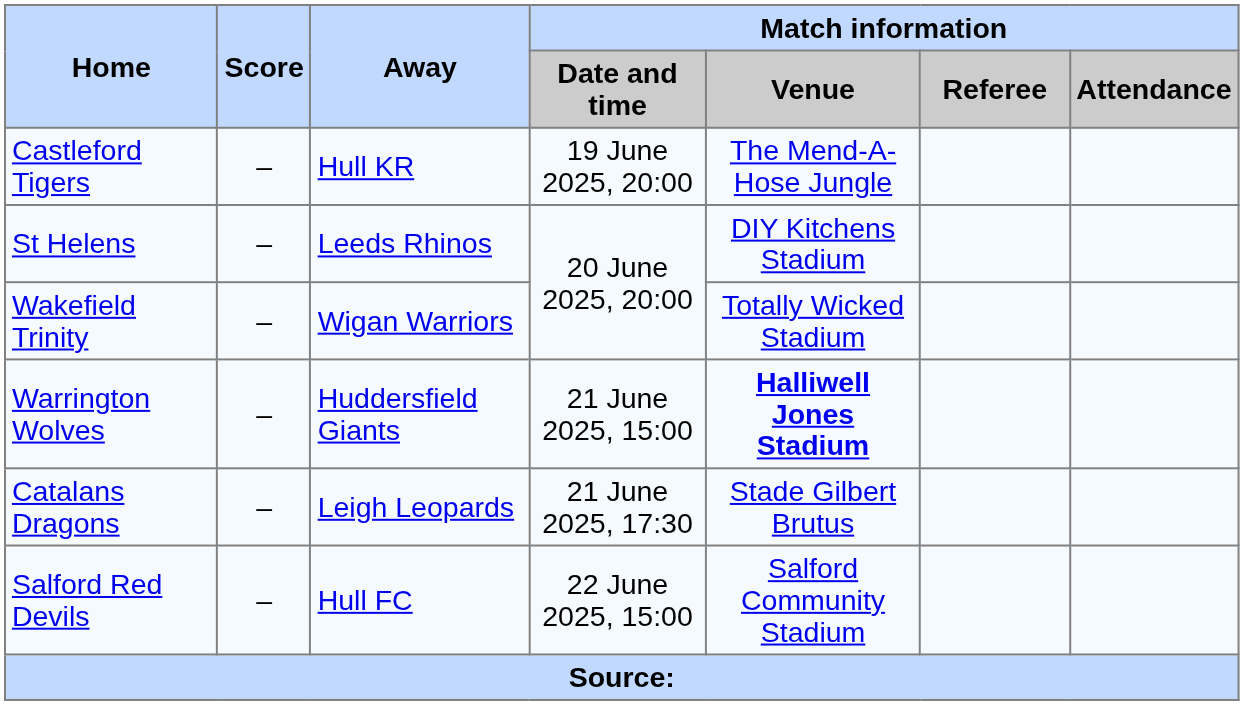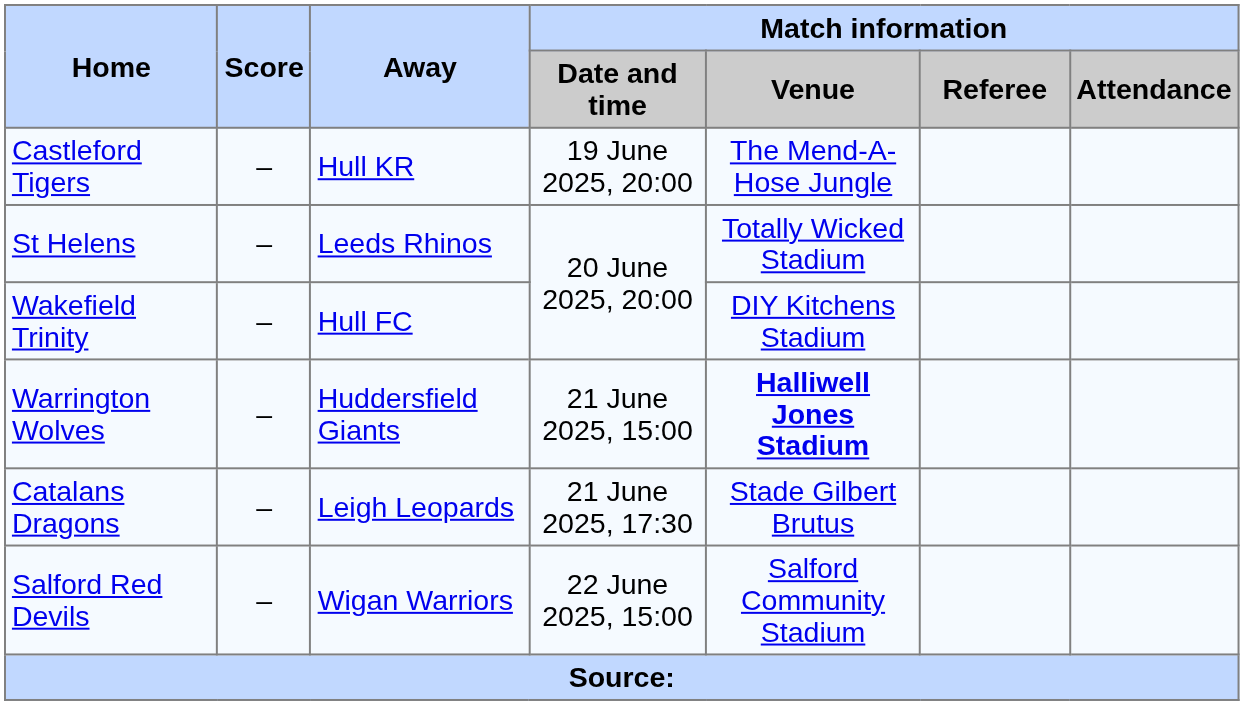(813, 244) DIY Kitchens Stadium -> (813, 244) Totally Wicked Stadium
(415, 321) Wigan Warriors -> (365, 321) Hull FC
(813, 321) Totally Wicked Stadium -> (813, 321) DIY Kitchens Stadium
(365, 600) Hull FC -> (415, 600) Wigan Warriors
